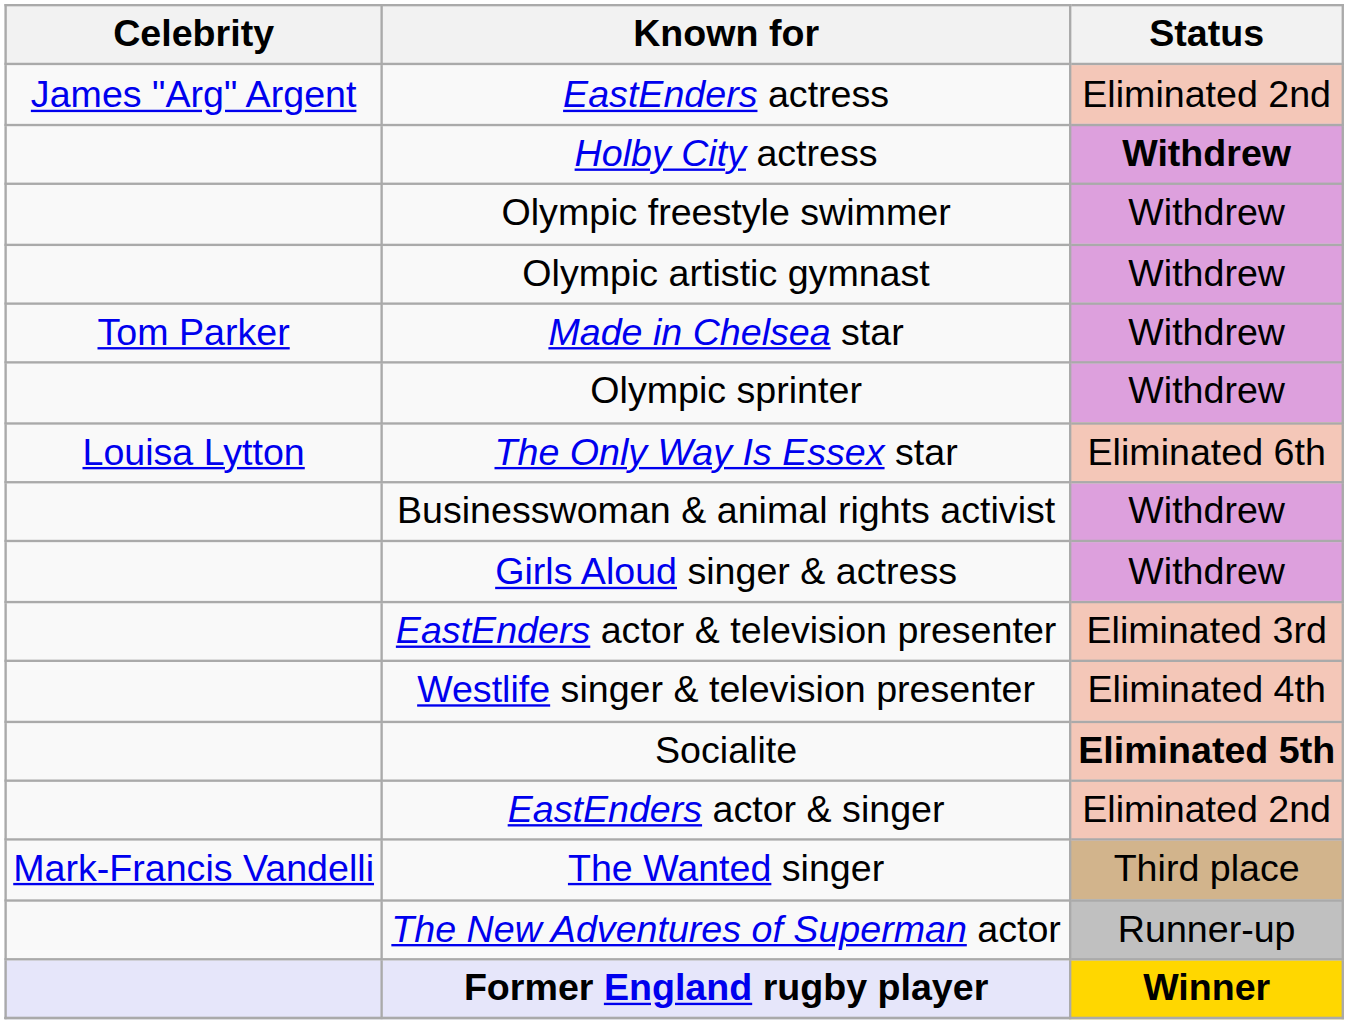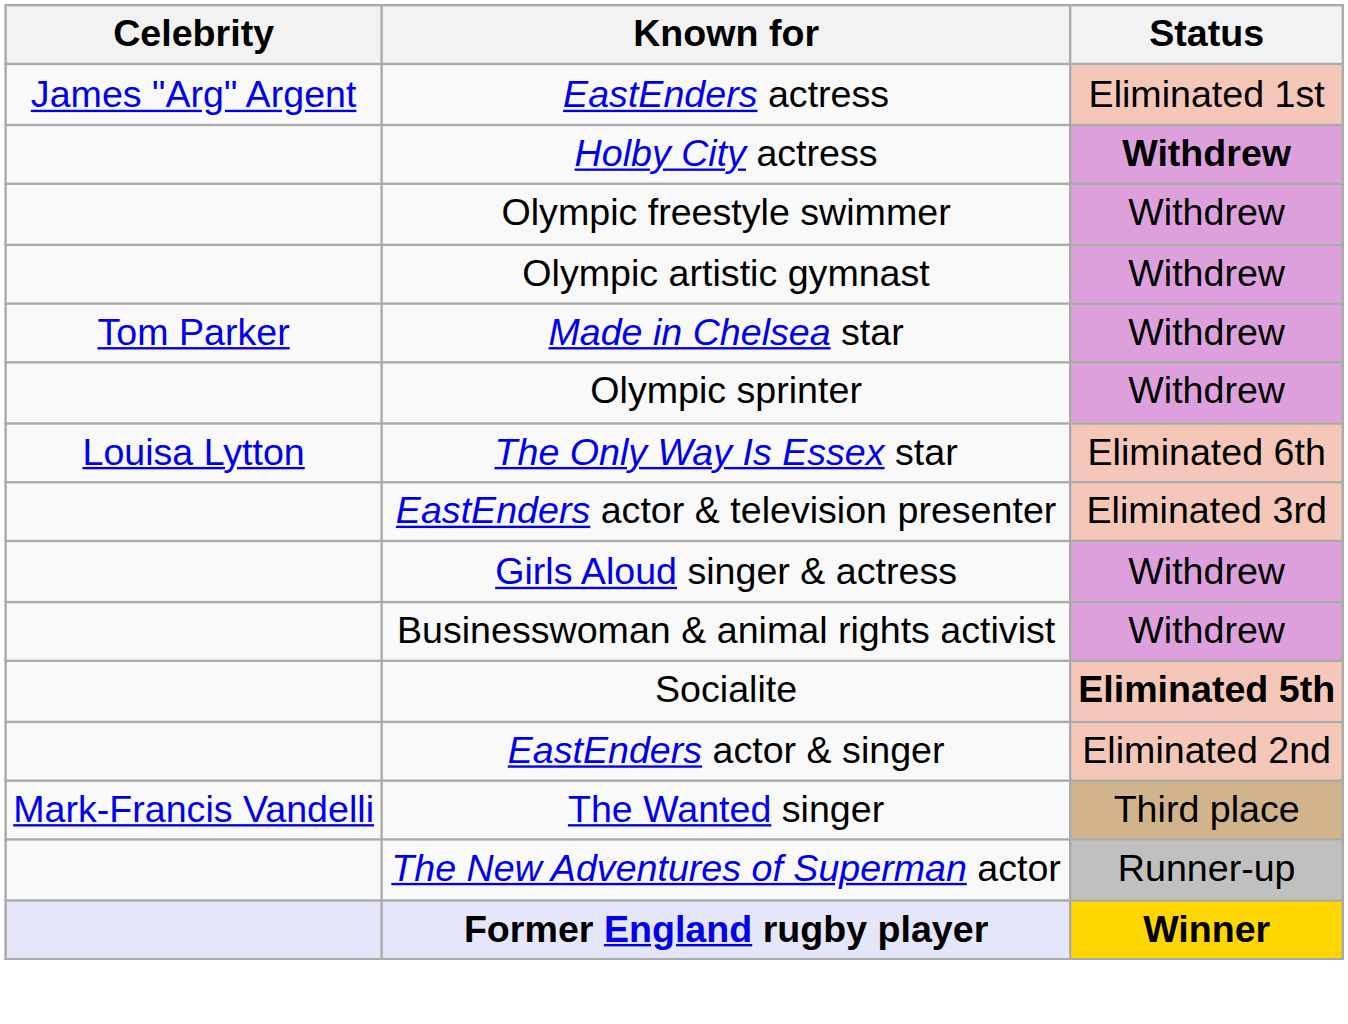(1207, 93) Eliminated 2nd -> (1207, 93) Eliminated 1st
rows swapped: (726, 630) <-> (726, 511)
- row: (726, 690)
